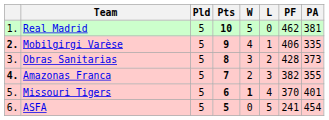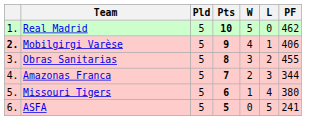- column: (312, 12)
(290, 60) 428 -> (290, 60) 455
(13, 76) bold -> (13, 76) normal
(290, 76) 382 -> (290, 76) 344
(250, 92) bold -> (250, 92) normal
(290, 92) 370 -> (290, 92) 380
